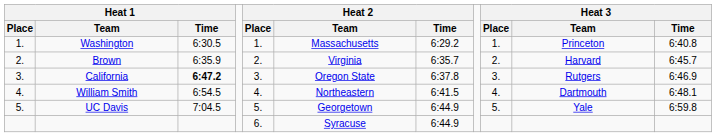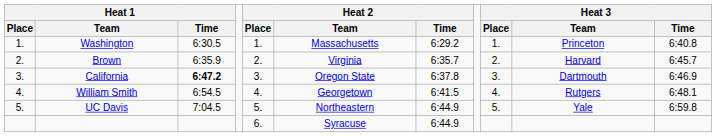(583, 76) Rutgers -> (583, 76) Dartmouth
(345, 92) Northeastern -> (345, 92) Georgetown
(583, 92) Dartmouth -> (583, 92) Rutgers
(345, 108) Georgetown -> (345, 108) Northeastern
